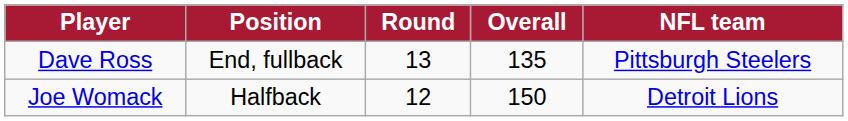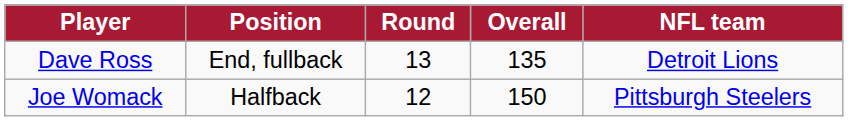(713, 60) Pittsburgh Steelers -> (713, 60) Detroit Lions
(713, 97) Detroit Lions -> (713, 97) Pittsburgh Steelers
